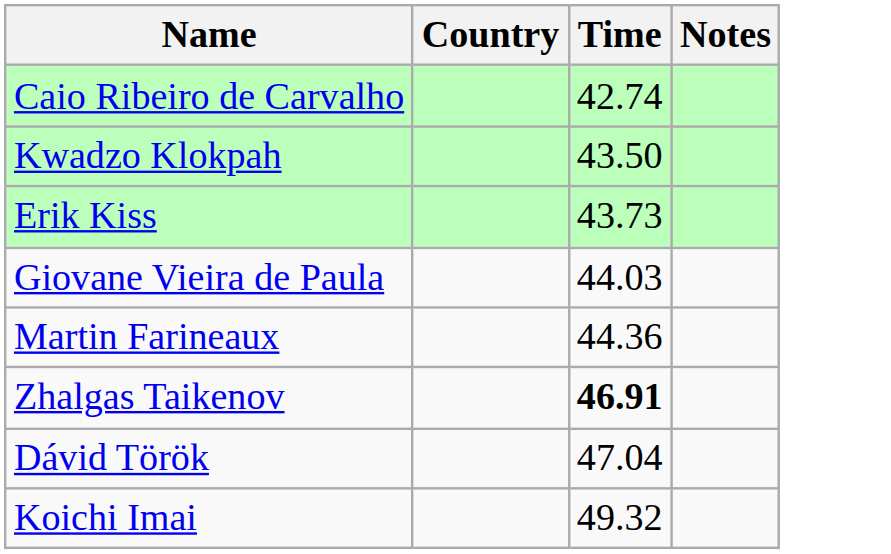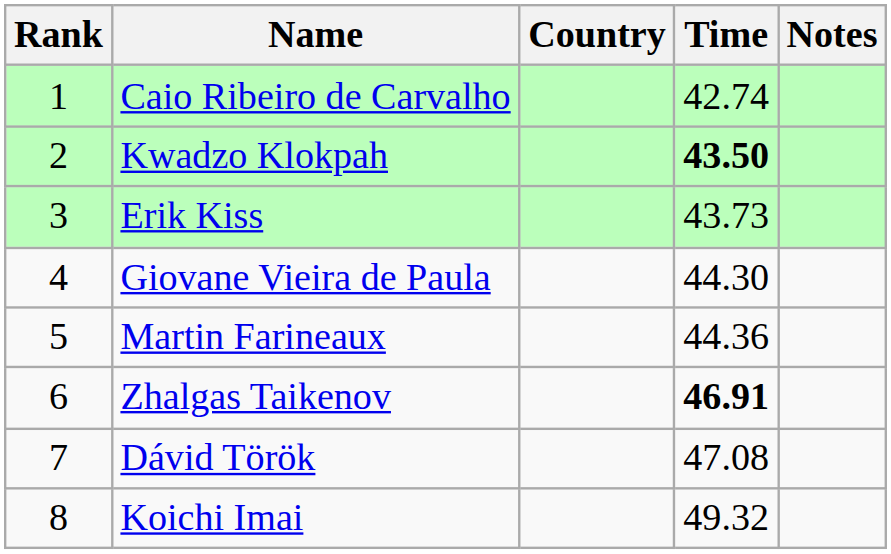+ column: (58, 34)
(620, 155) normal -> (726, 155) bold
(620, 276) 44.03 -> (726, 276) 44.30
(620, 457) 47.04 -> (726, 457) 47.08
